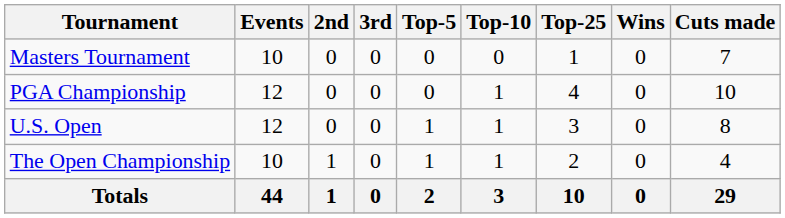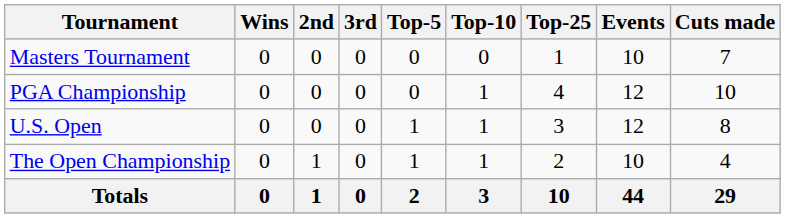columns swapped: (641, 21) <-> (272, 21)
